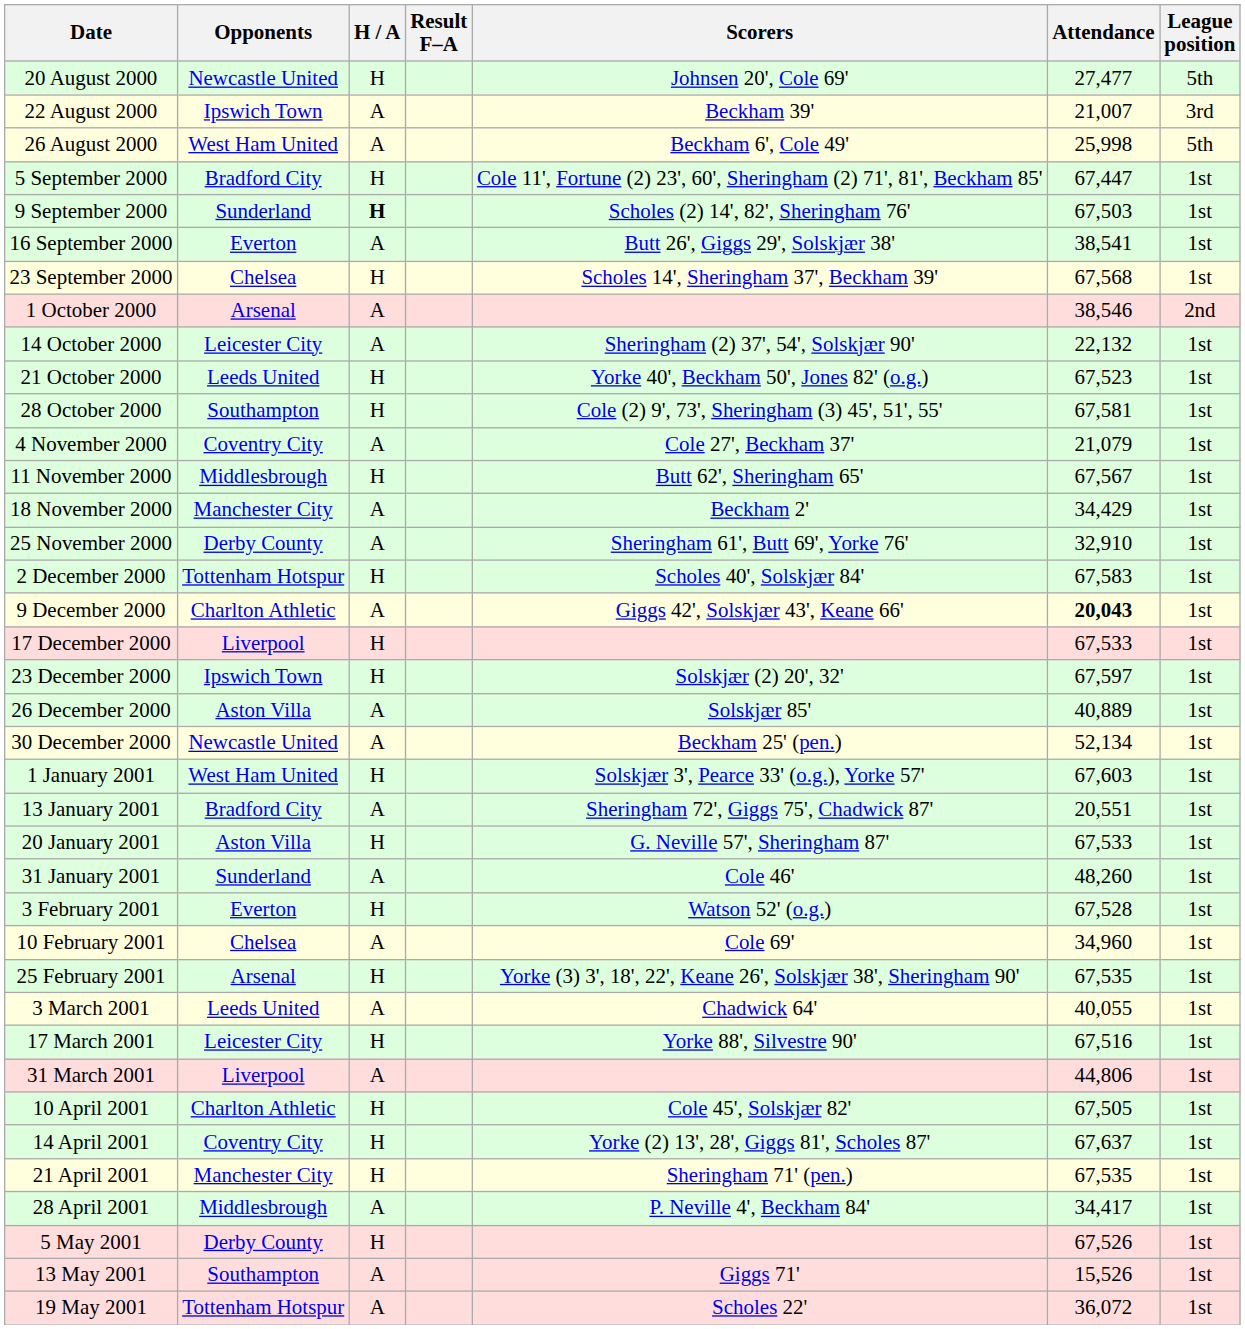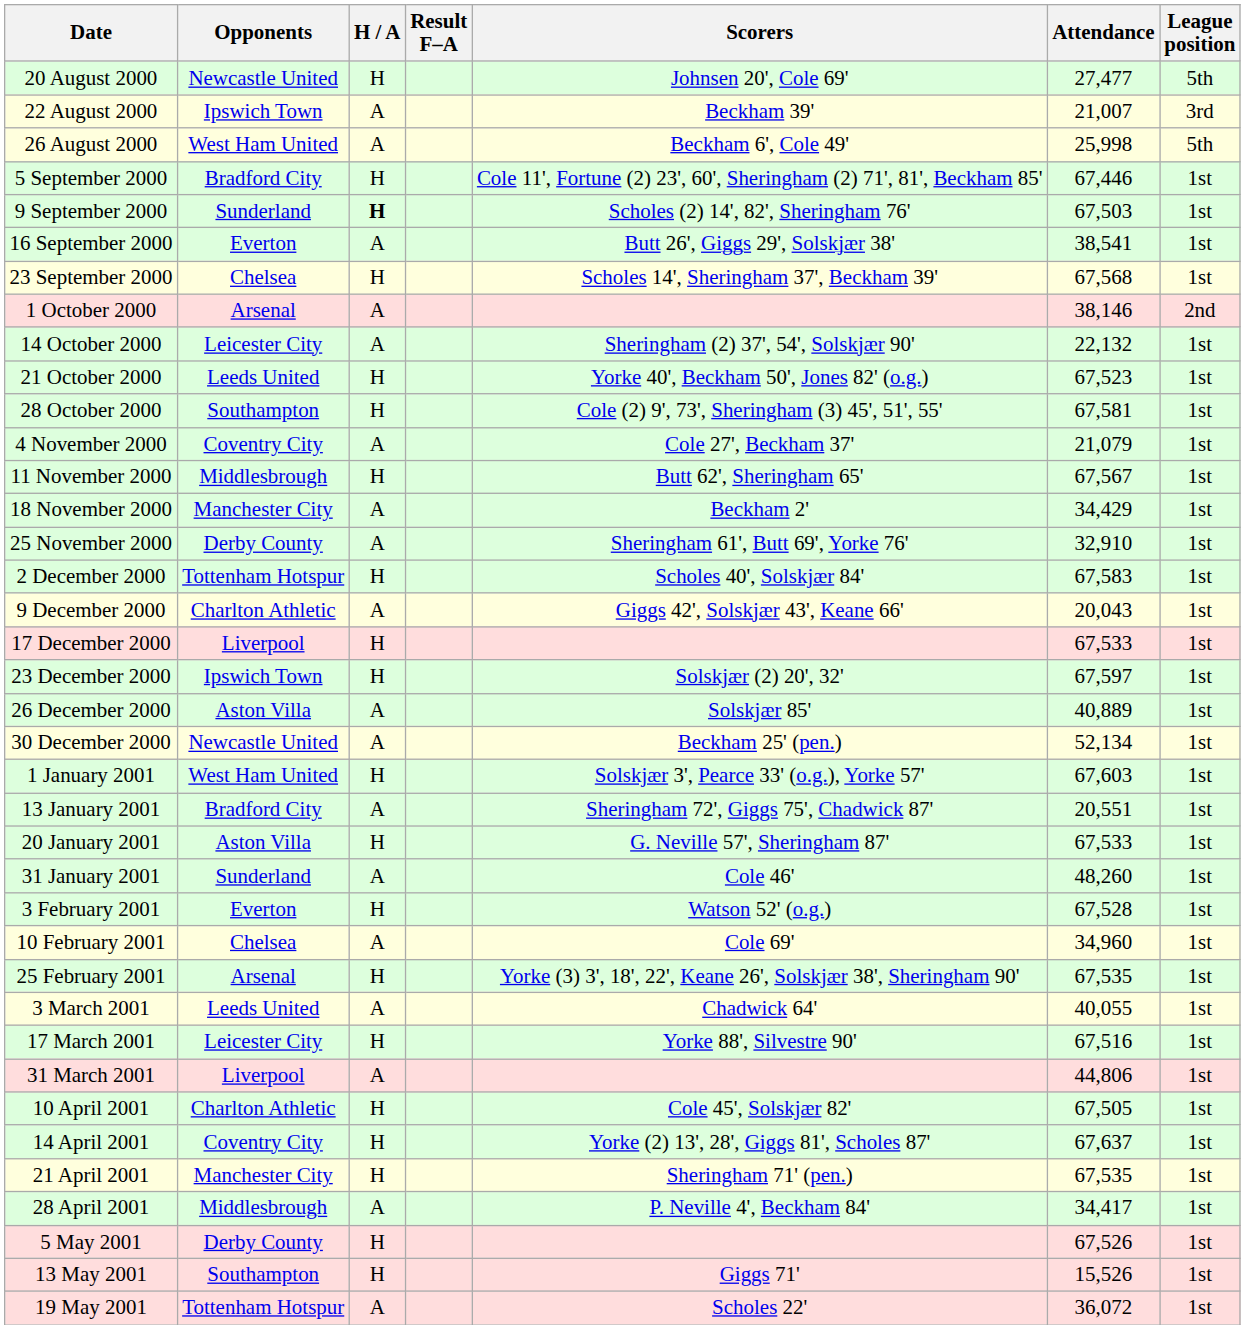(1103, 177) 67,447 -> (1103, 177) 67,446
(1103, 310) 38,546 -> (1103, 310) 38,146
(1103, 609) bold -> (1103, 609) normal
(377, 1274) A -> (377, 1274) H
